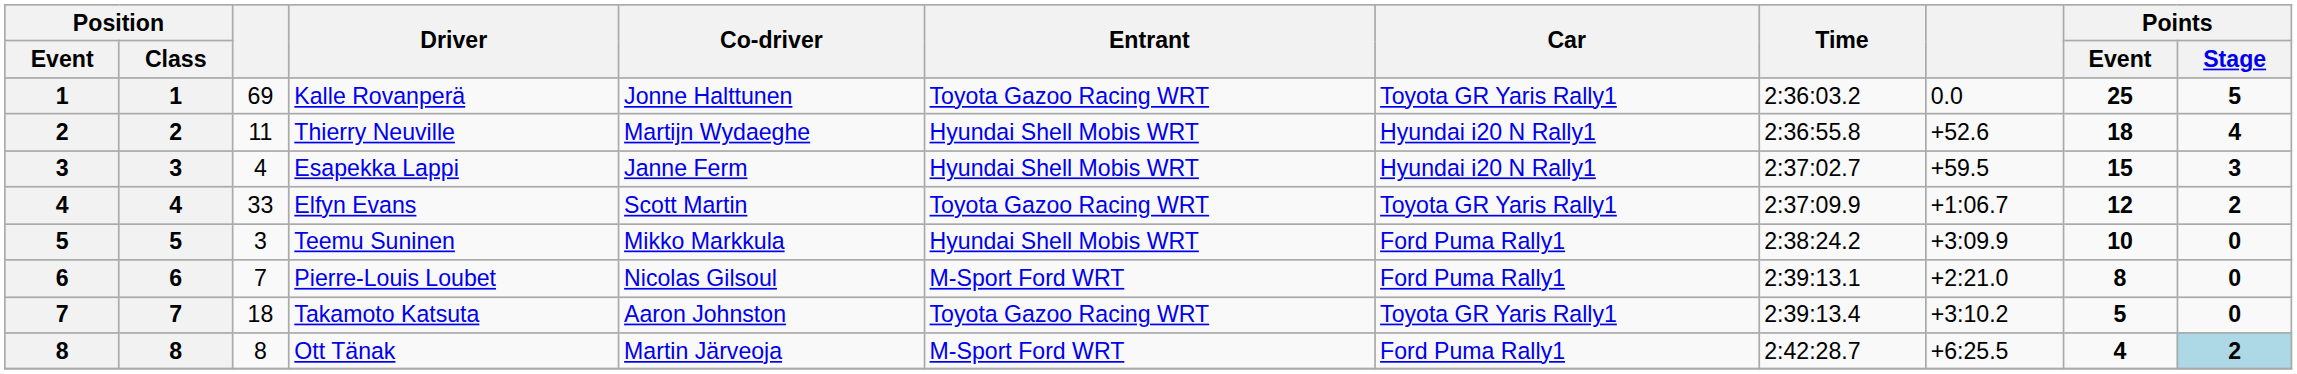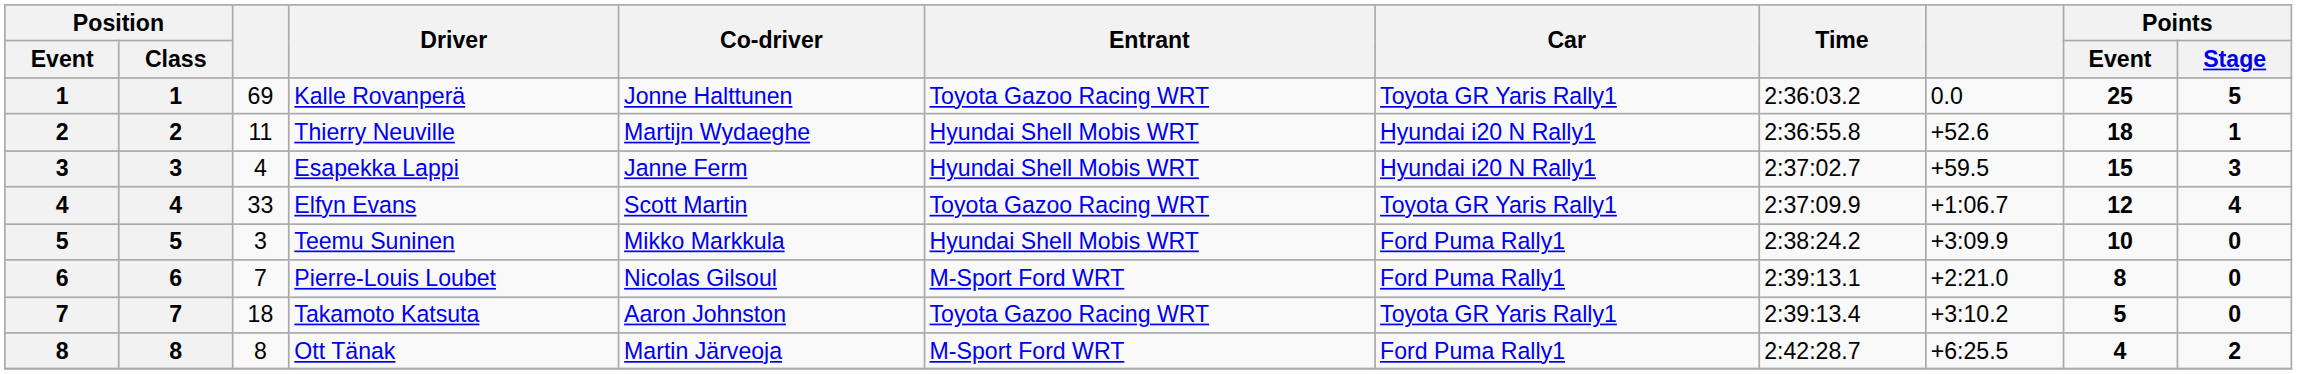(2235, 132) 4 -> (2235, 132) 1
(2235, 205) 2 -> (2235, 205) 4
(2235, 351) lightblue background -> (2235, 351) no background
